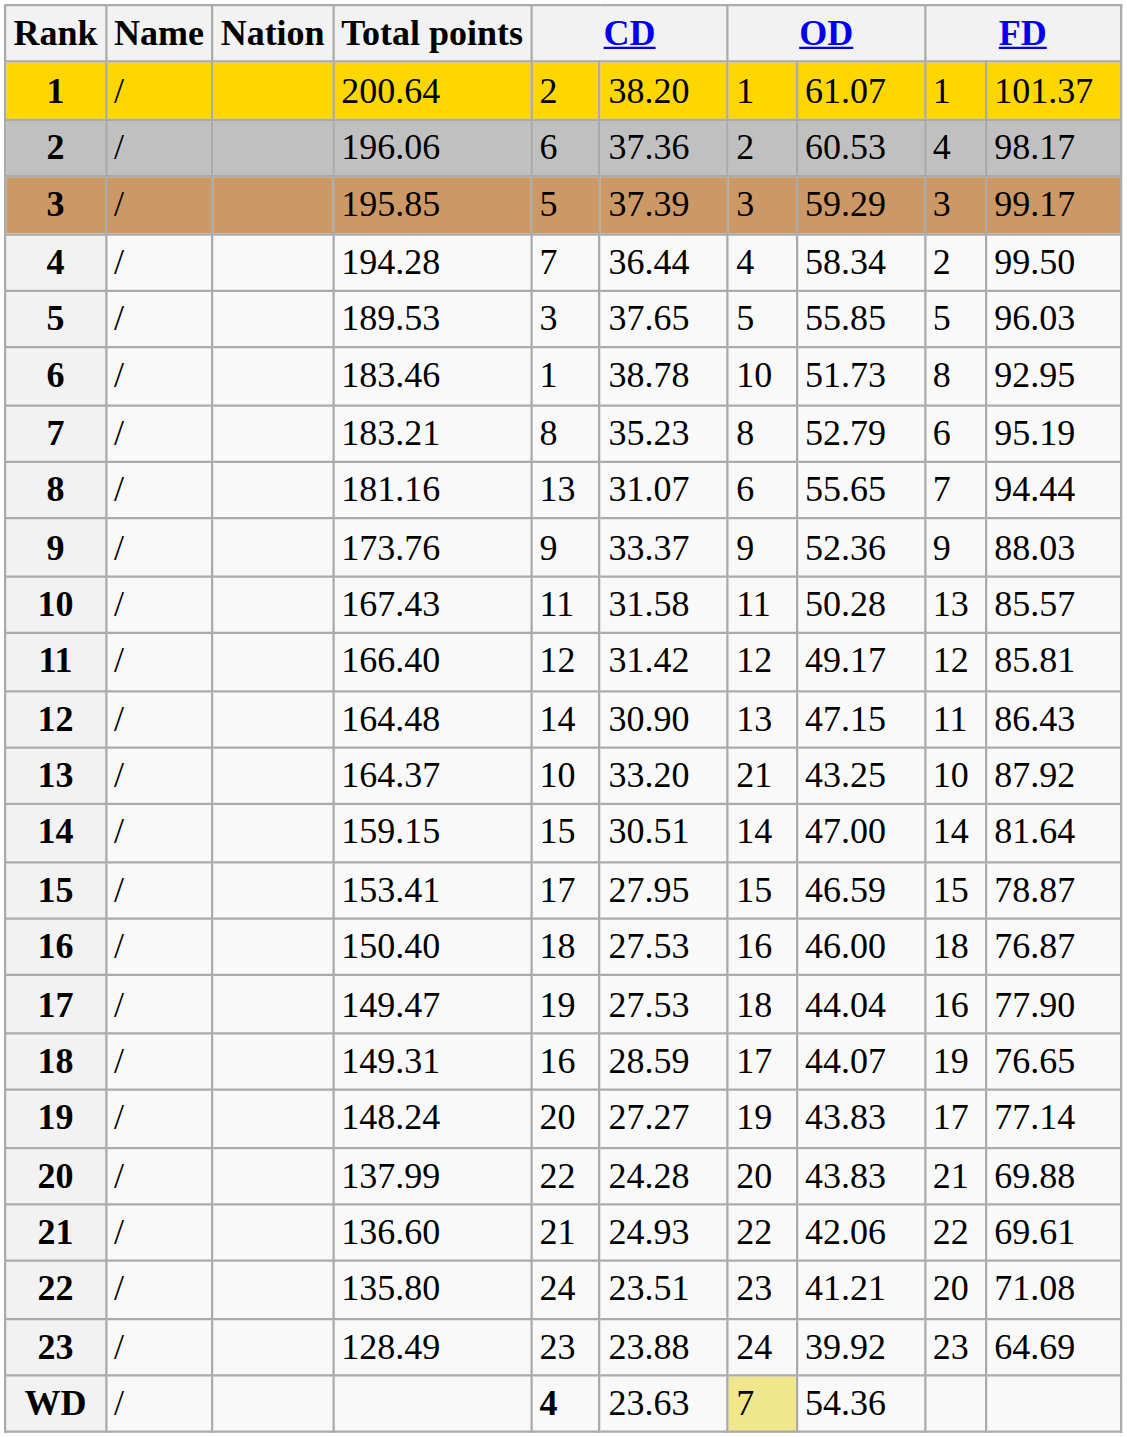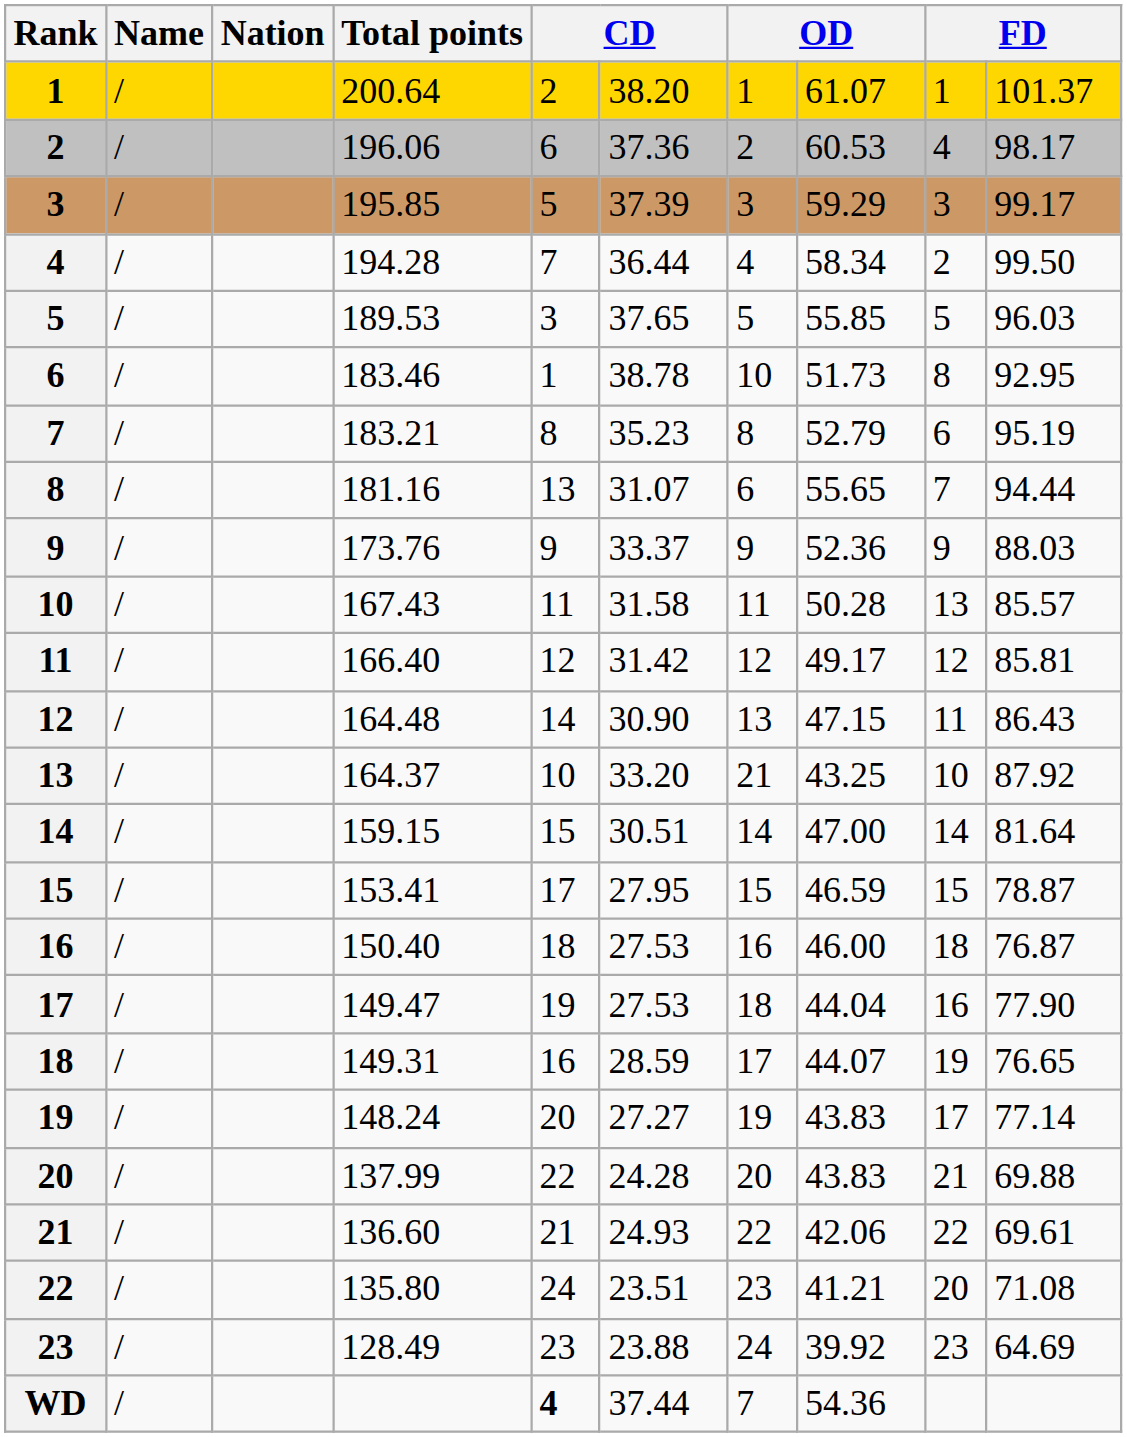(649, 1403) 23.63 -> (649, 1403) 37.44
(745, 1403) khaki background -> (745, 1403) no background
